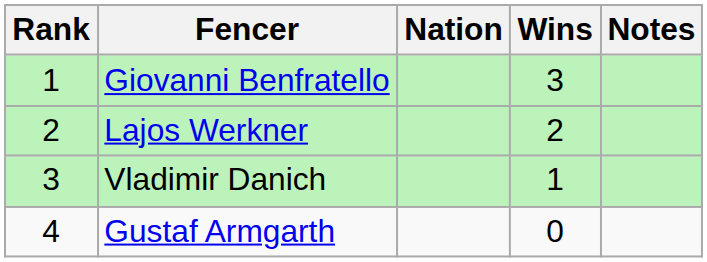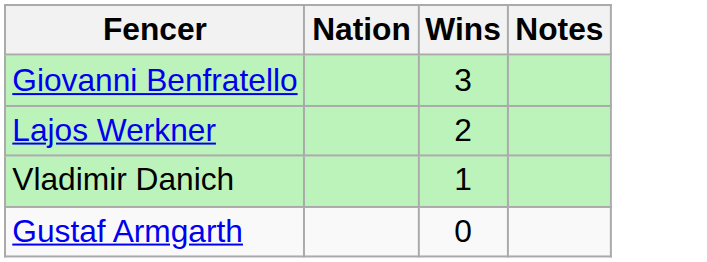- column: (51, 29)
